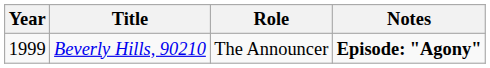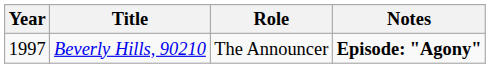(27, 48) 1999 -> (27, 48) 1997
